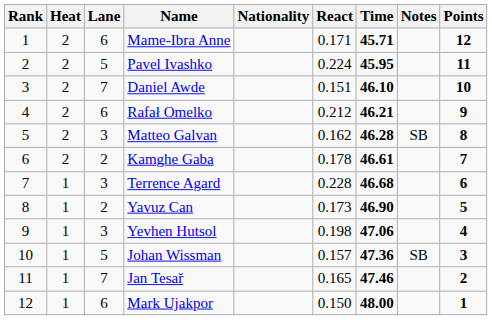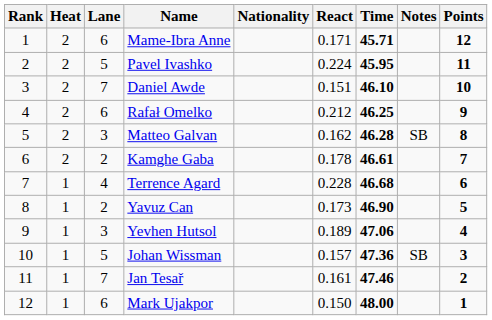(377, 111) 46.21 -> (377, 111) 46.25
(104, 183) 3 -> (104, 183) 4
(335, 231) 0.198 -> (335, 231) 0.189
(335, 278) 0.165 -> (335, 278) 0.161
